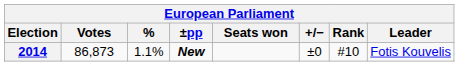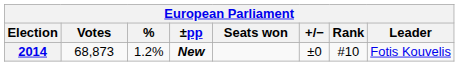(94, 51) 86,873 -> (94, 51) 68,873
(149, 51) 1.1% -> (149, 51) 1.2%
